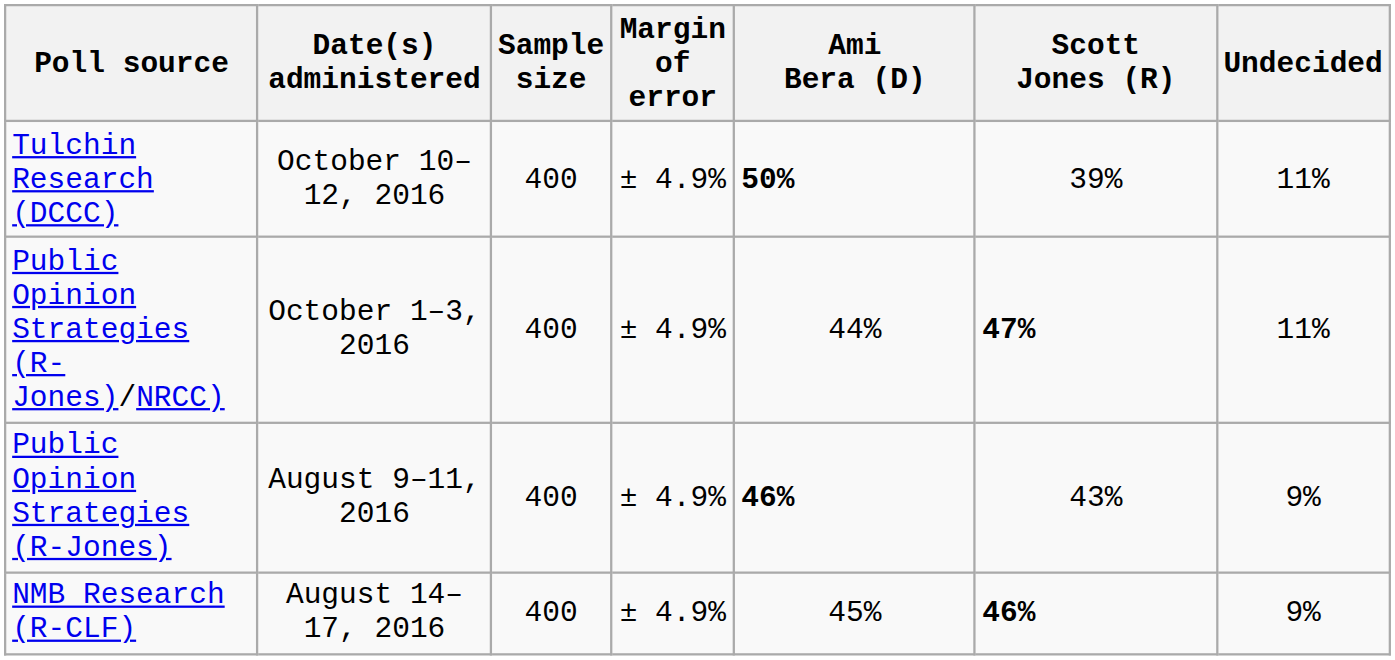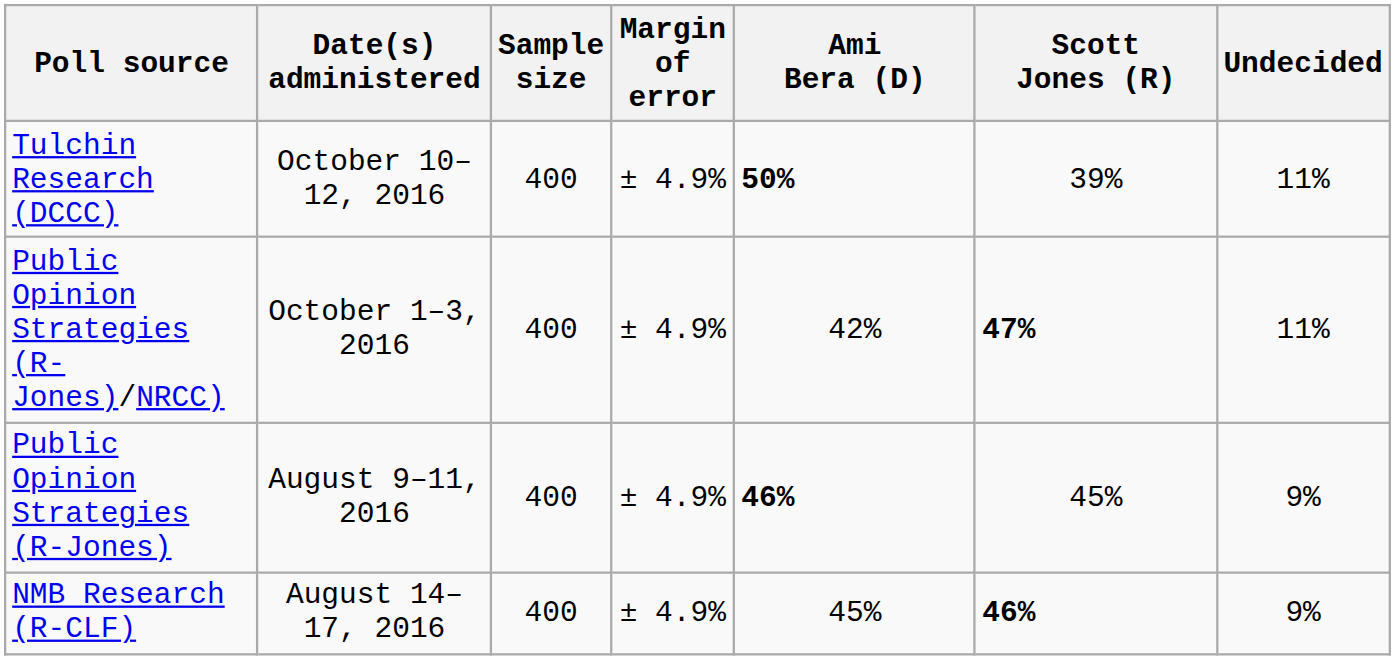(855, 330) 44% -> (855, 330) 42%
(1096, 497) 43% -> (1096, 497) 45%
